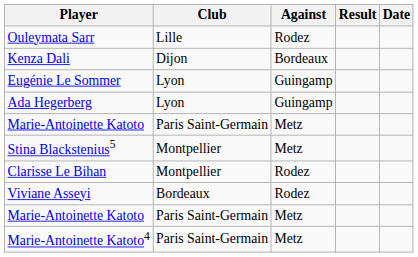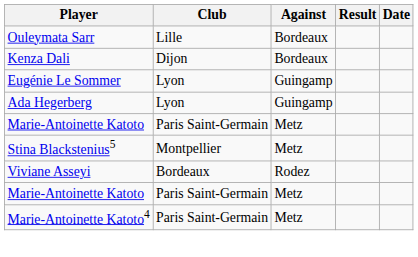(292, 37) Rodez -> (301, 37) Bordeaux
- row: (57, 171)
